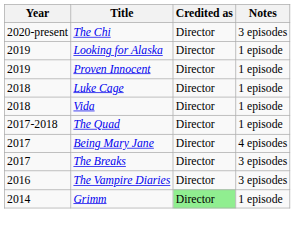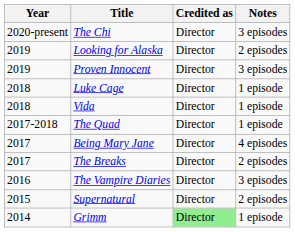(261, 50) 1 episode -> (263, 50) 2 episodes
(261, 69) 1 episode -> (263, 69) 3 episodes
(263, 161) 3 episodes -> (263, 161) 2 episodes
+ row: (104, 198)
